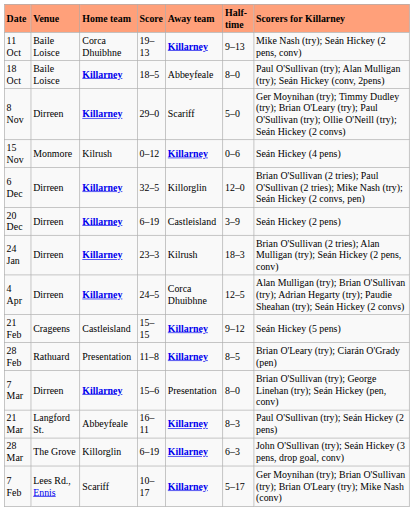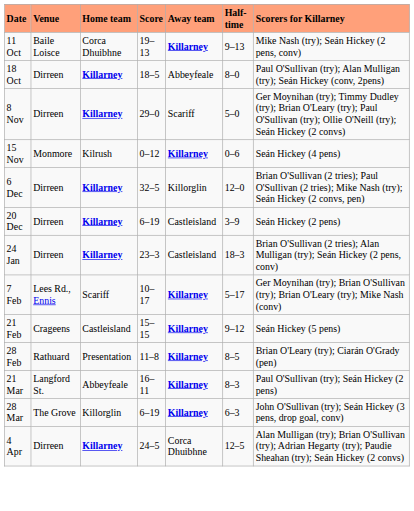(46, 74) Baile Loisce -> (48, 74) Dirreen
(183, 255) Kilrush -> (192, 255) Castleisland
rows swapped: (14, 486) <-> (14, 295)
- row: (15, 390)
